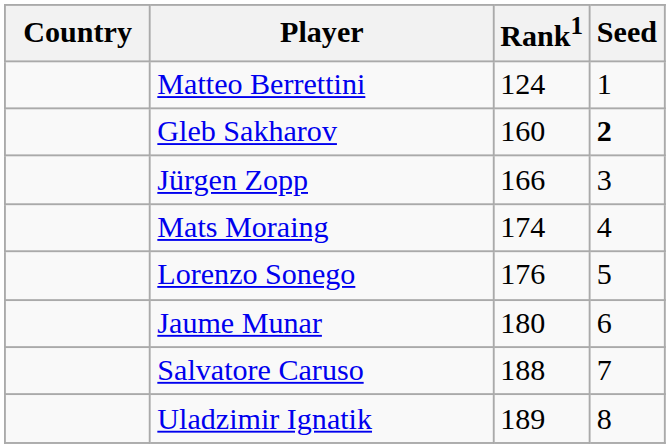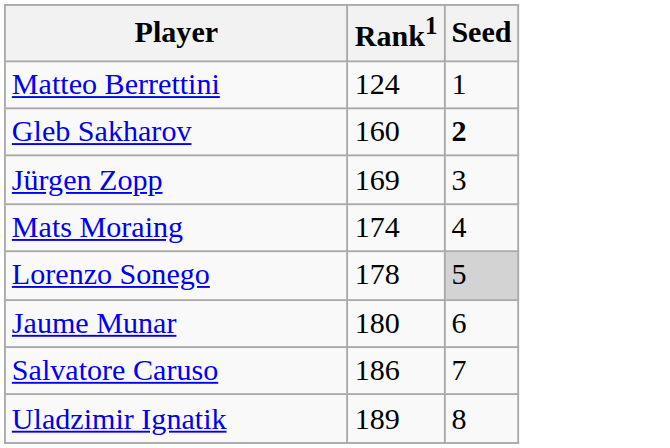- column: (78, 32)
(523, 179) 166 -> (377, 179) 169
(523, 275) 176 -> (377, 275) 178
(604, 275) no background -> (459, 275) lightgrey background
(523, 370) 188 -> (377, 370) 186
